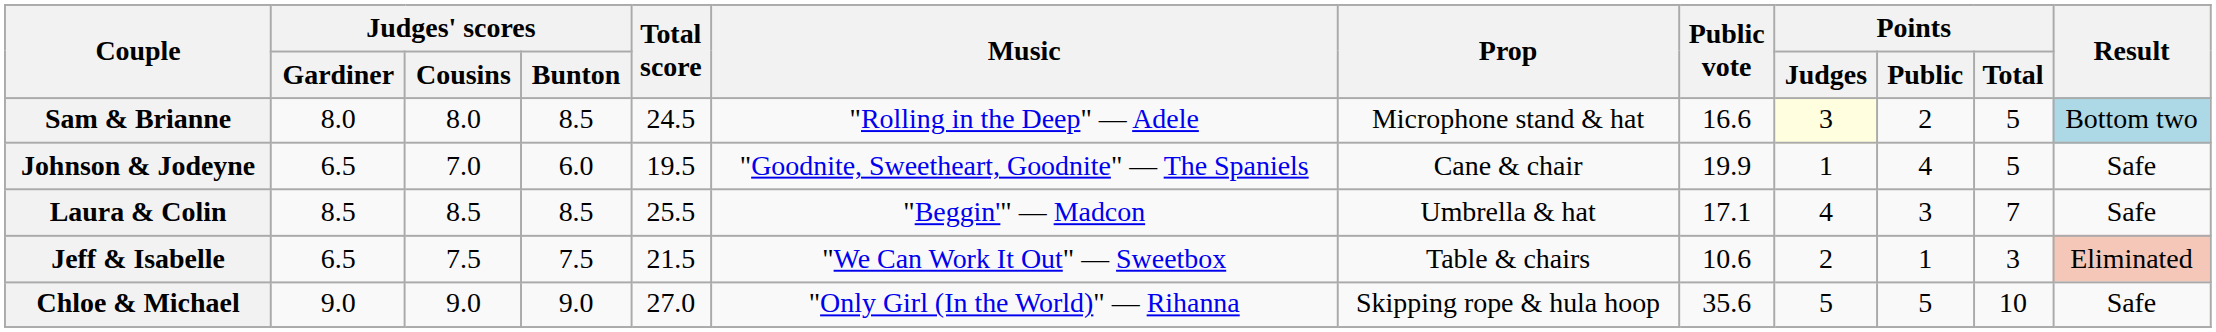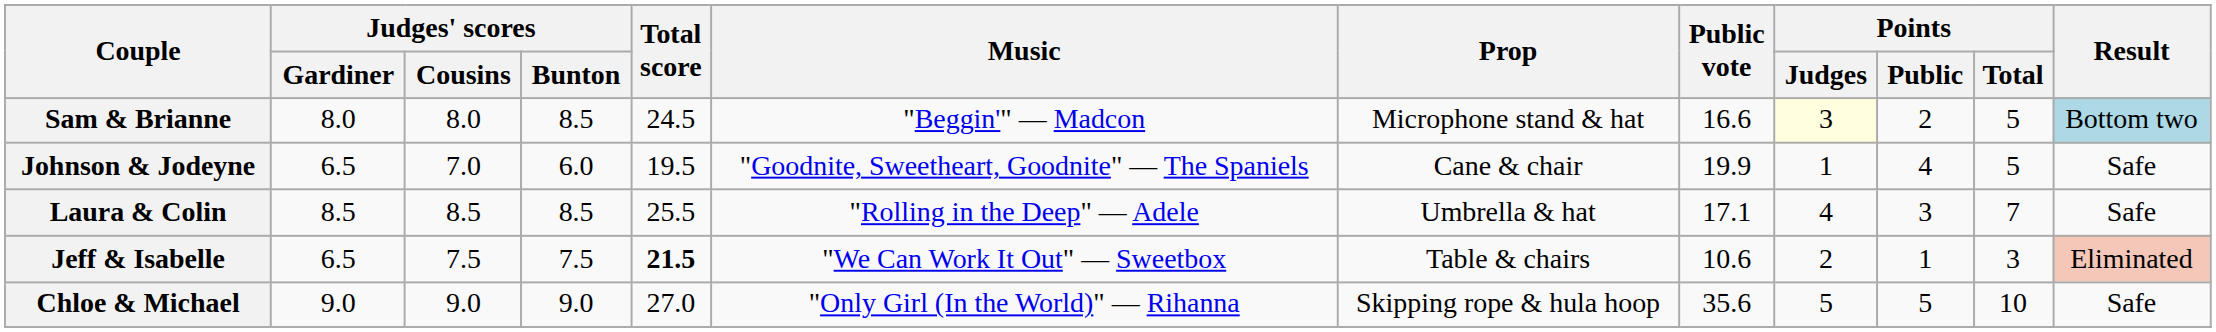(1024, 120) "Rolling in the Deep" — Adele -> (1024, 120) "Beggin'" — Madcon
(1024, 212) "Beggin'" — Madcon -> (1024, 212) "Rolling in the Deep" — Adele
(671, 258) normal -> (671, 258) bold
